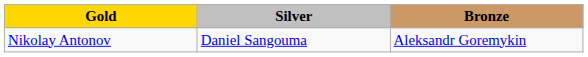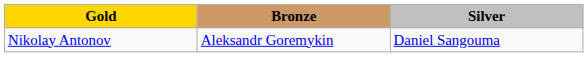columns swapped: (294, 16) <-> (487, 16)
